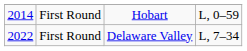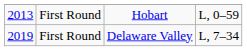(20, 14) 2014 -> (20, 14) 2013
(20, 35) 2022 -> (20, 35) 2019
